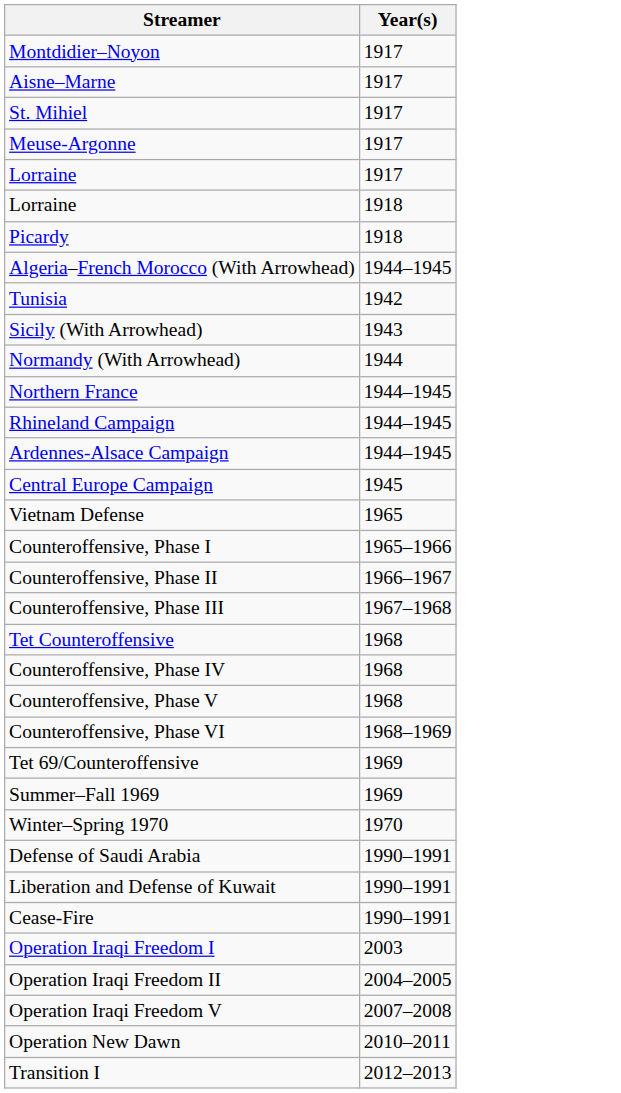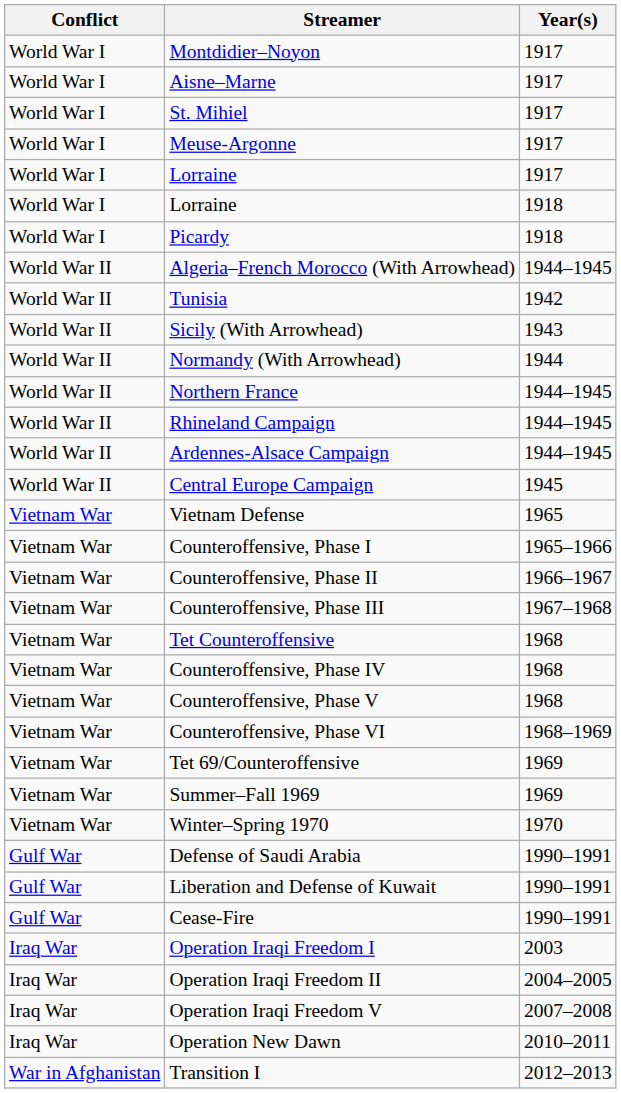+ column: (85, 19)
